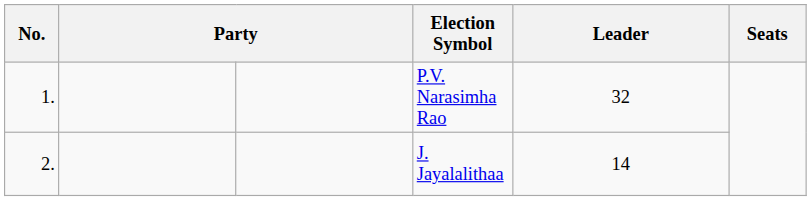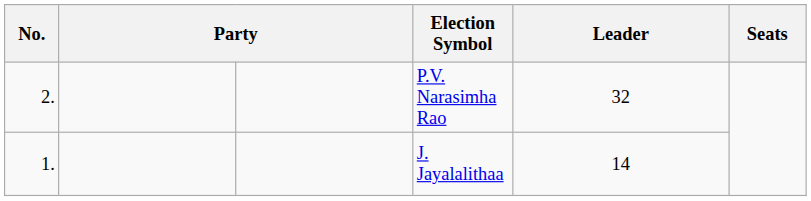(48, 97) 1. -> (48, 97) 2.
(48, 164) 2. -> (48, 164) 1.
